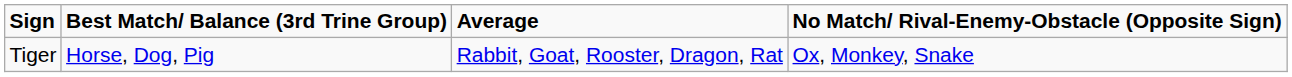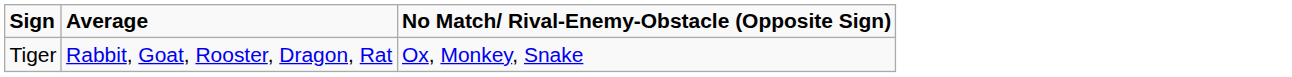- column: (257, 21)
